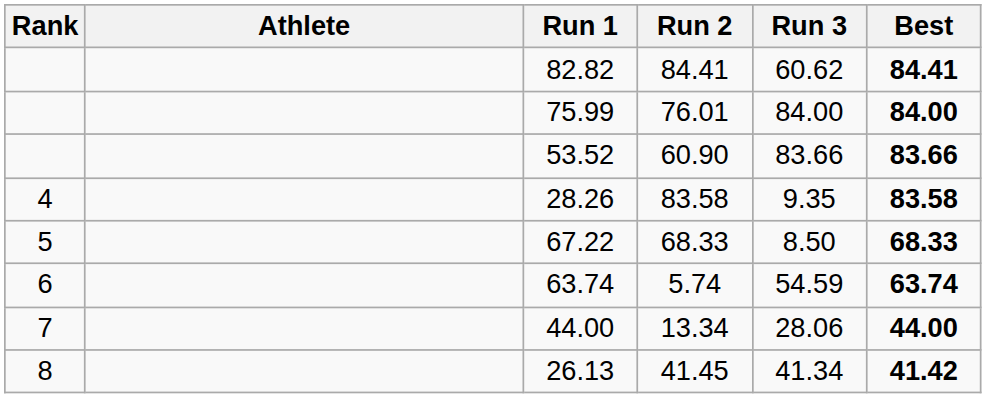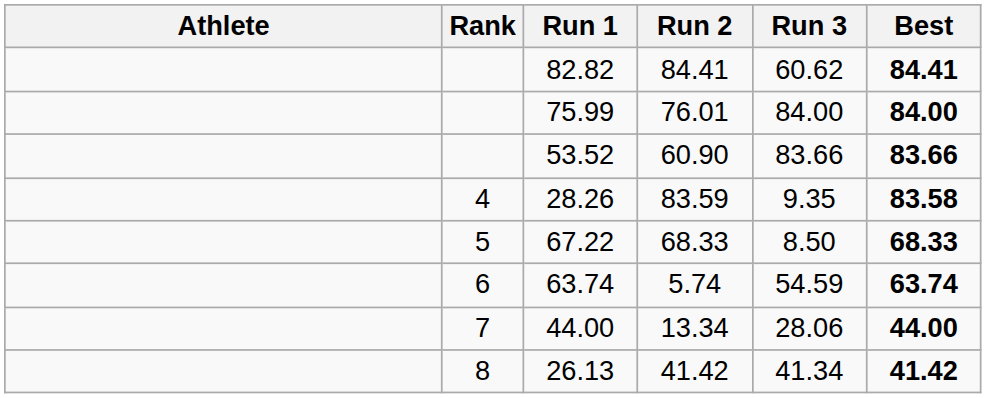columns swapped: (45, 26) <-> (304, 26)
(695, 198) 83.58 -> (695, 198) 83.59
(695, 371) 41.45 -> (695, 371) 41.42
